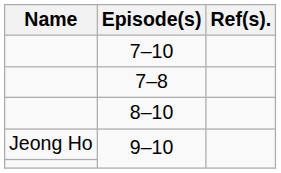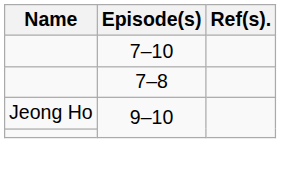- row: (51, 113)
